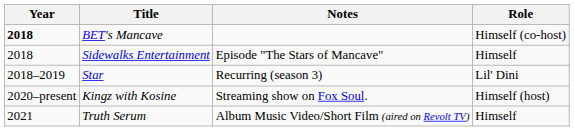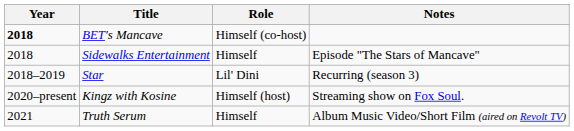columns swapped: (521, 14) <-> (343, 14)
